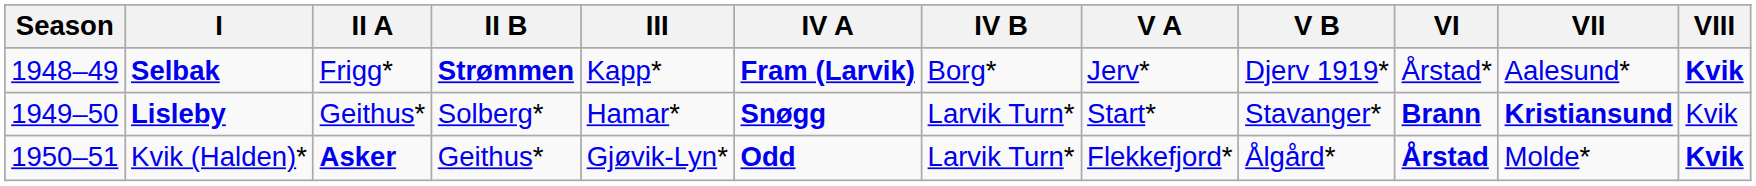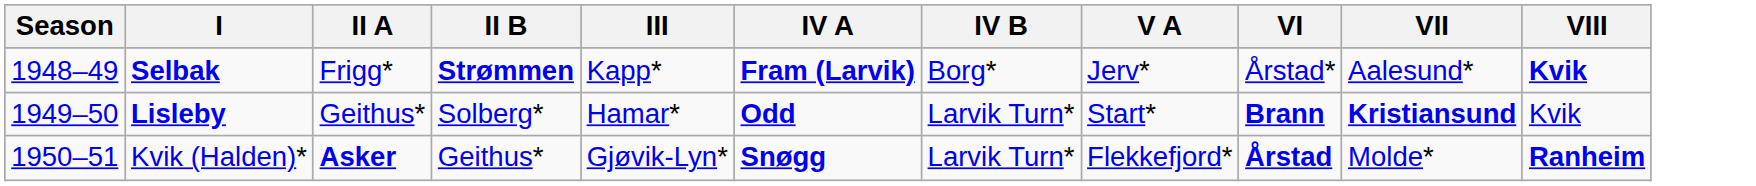- column: (1317, 26)
(783, 113) Snøgg -> (768, 113) Odd
(768, 157) Odd -> (783, 157) Snøgg
(1715, 157) Kvik -> (1587, 157) Ranheim
